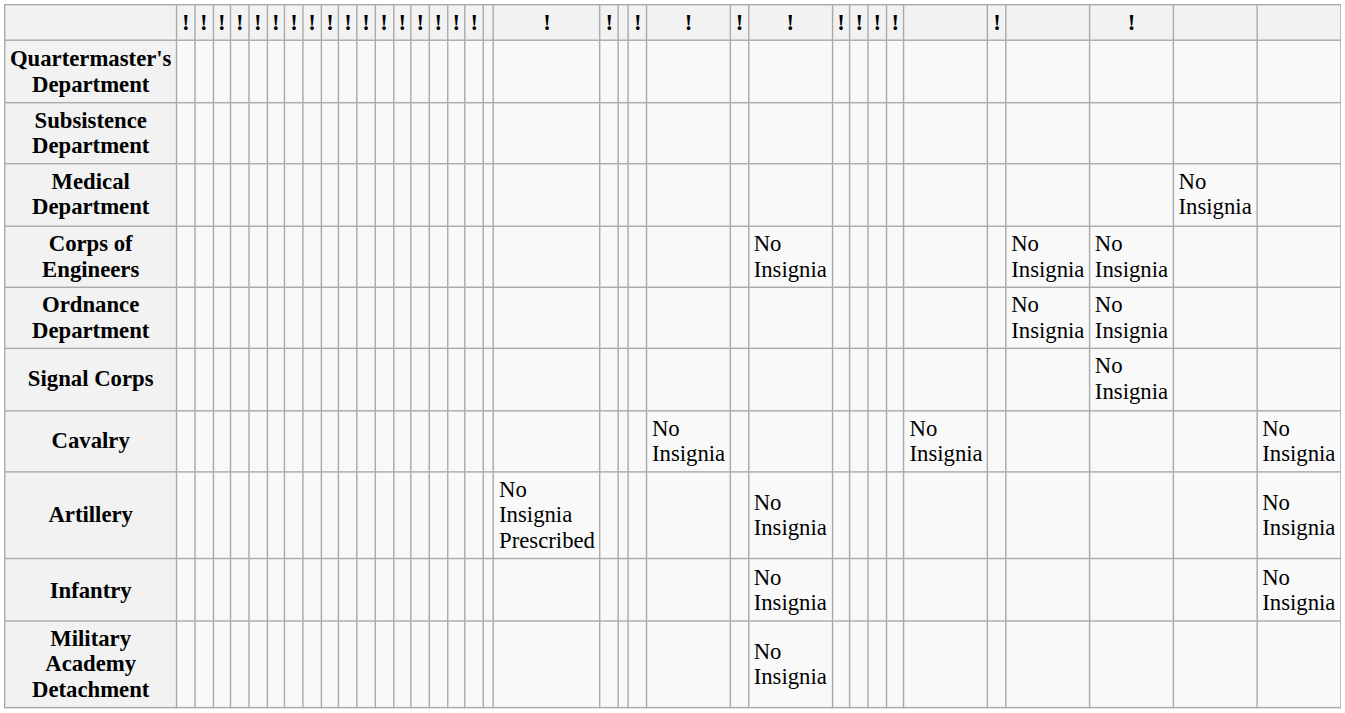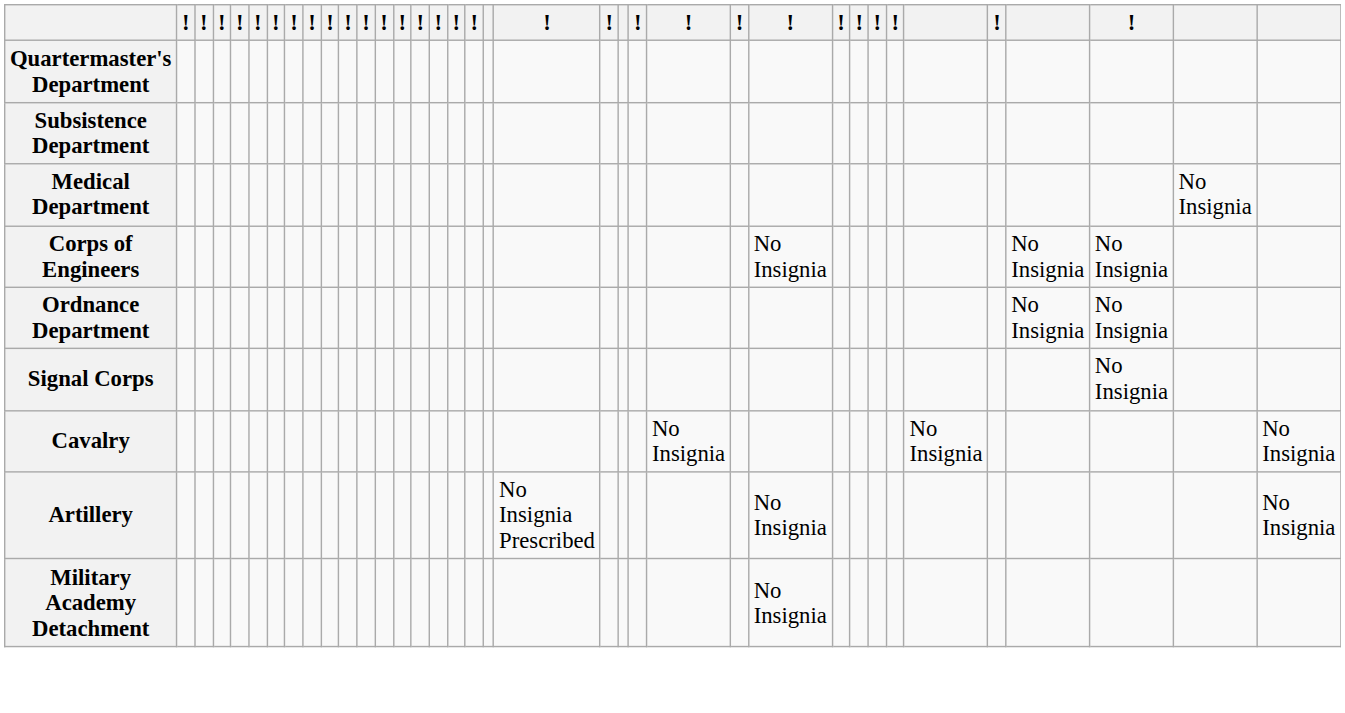- row: (91, 589)
